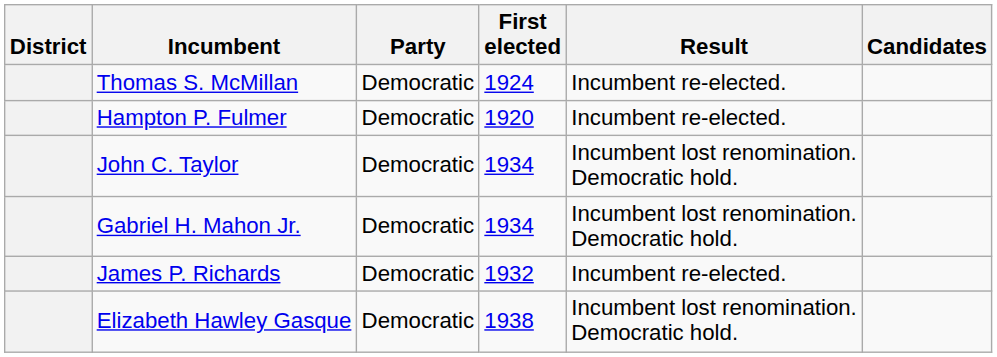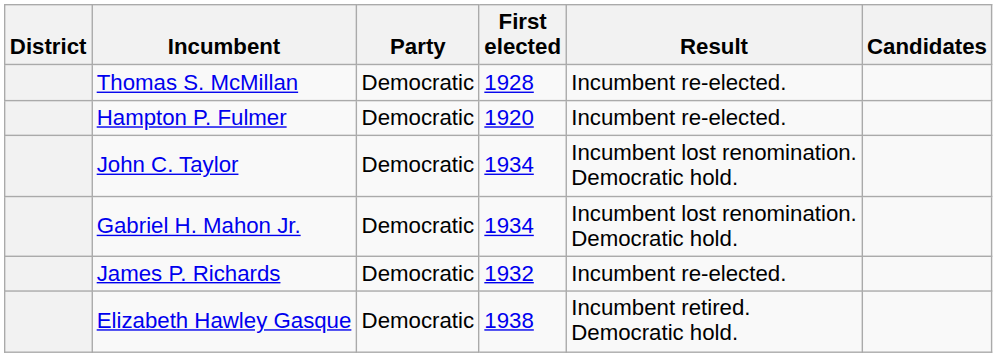(509, 82) 1924 -> (509, 82) 1928
(714, 321) Incumbent lost renomination. Democratic hold. -> (661, 321) Incumbent retired. Democratic hold.
